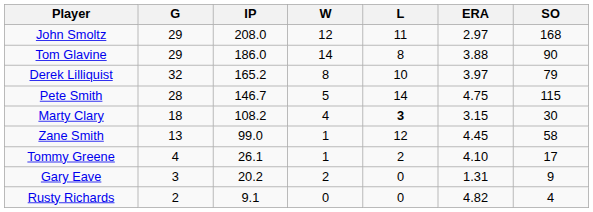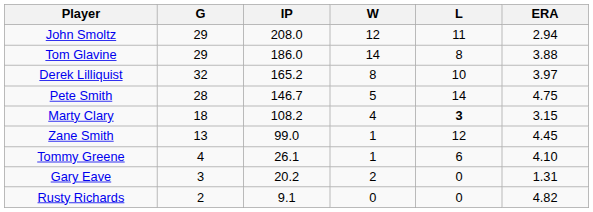- column: (551, 14)
(476, 34) 2.97 -> (545, 34) 2.94
(400, 156) 2 -> (459, 156) 6
